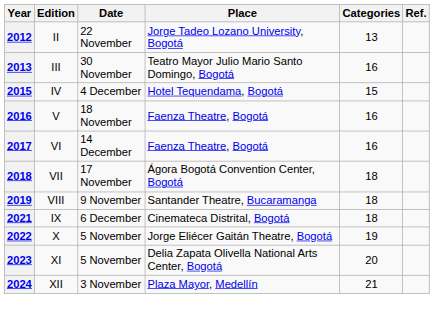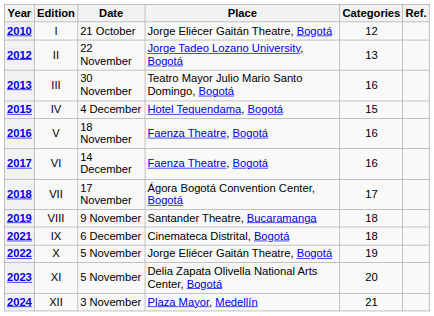+ row: (19, 31)
(371, 176) 18 -> (371, 194) 17
